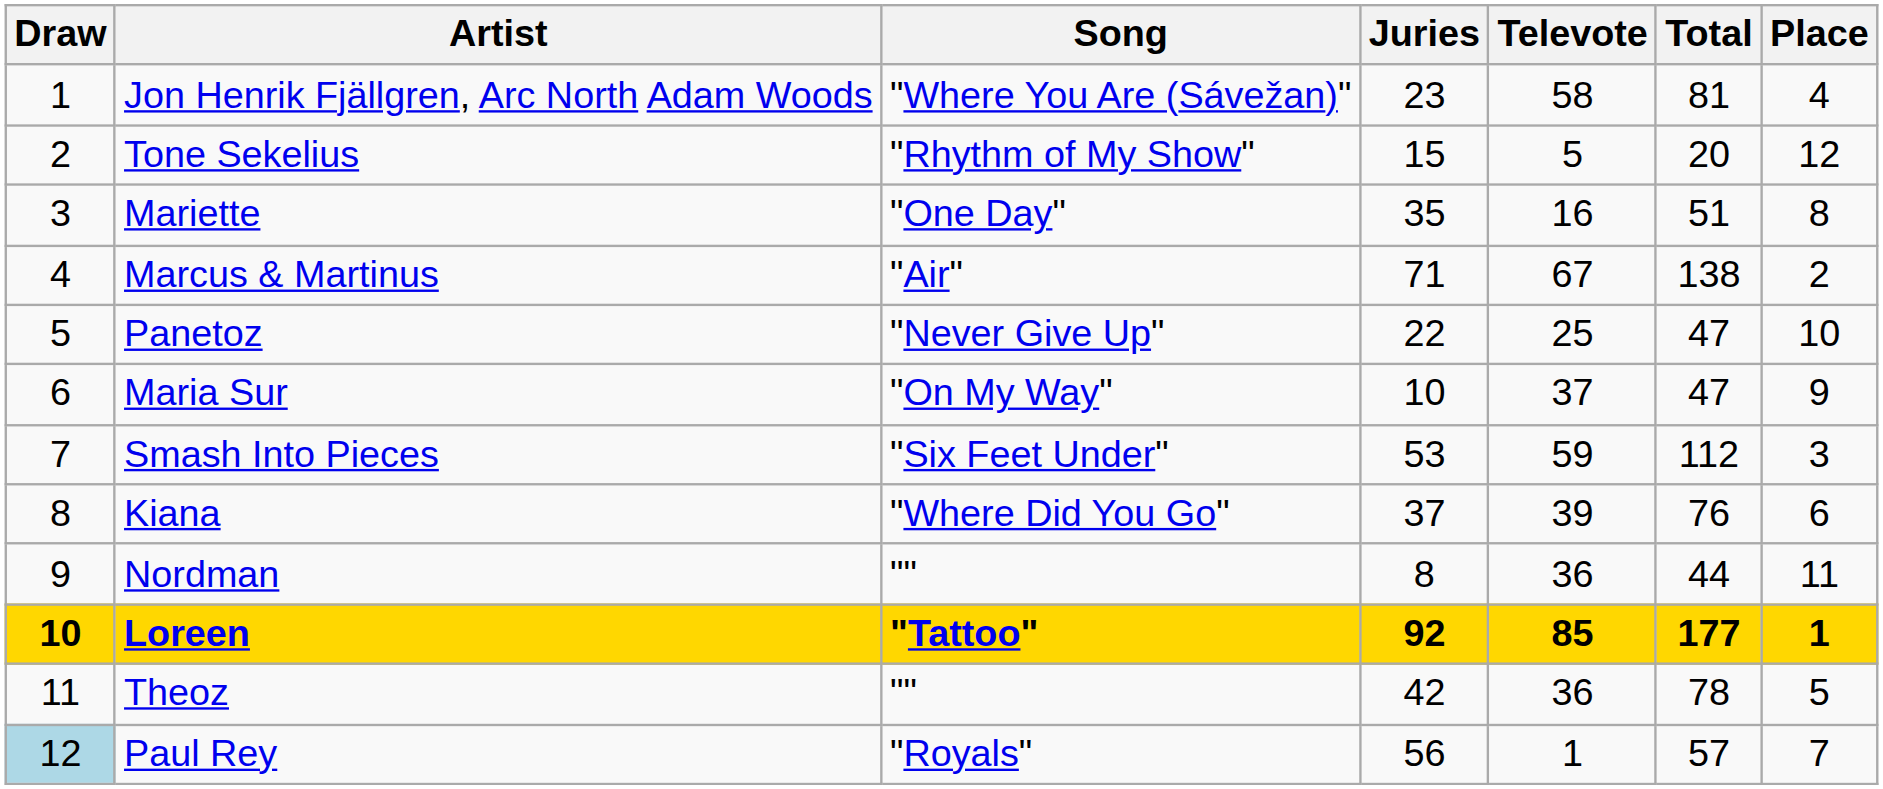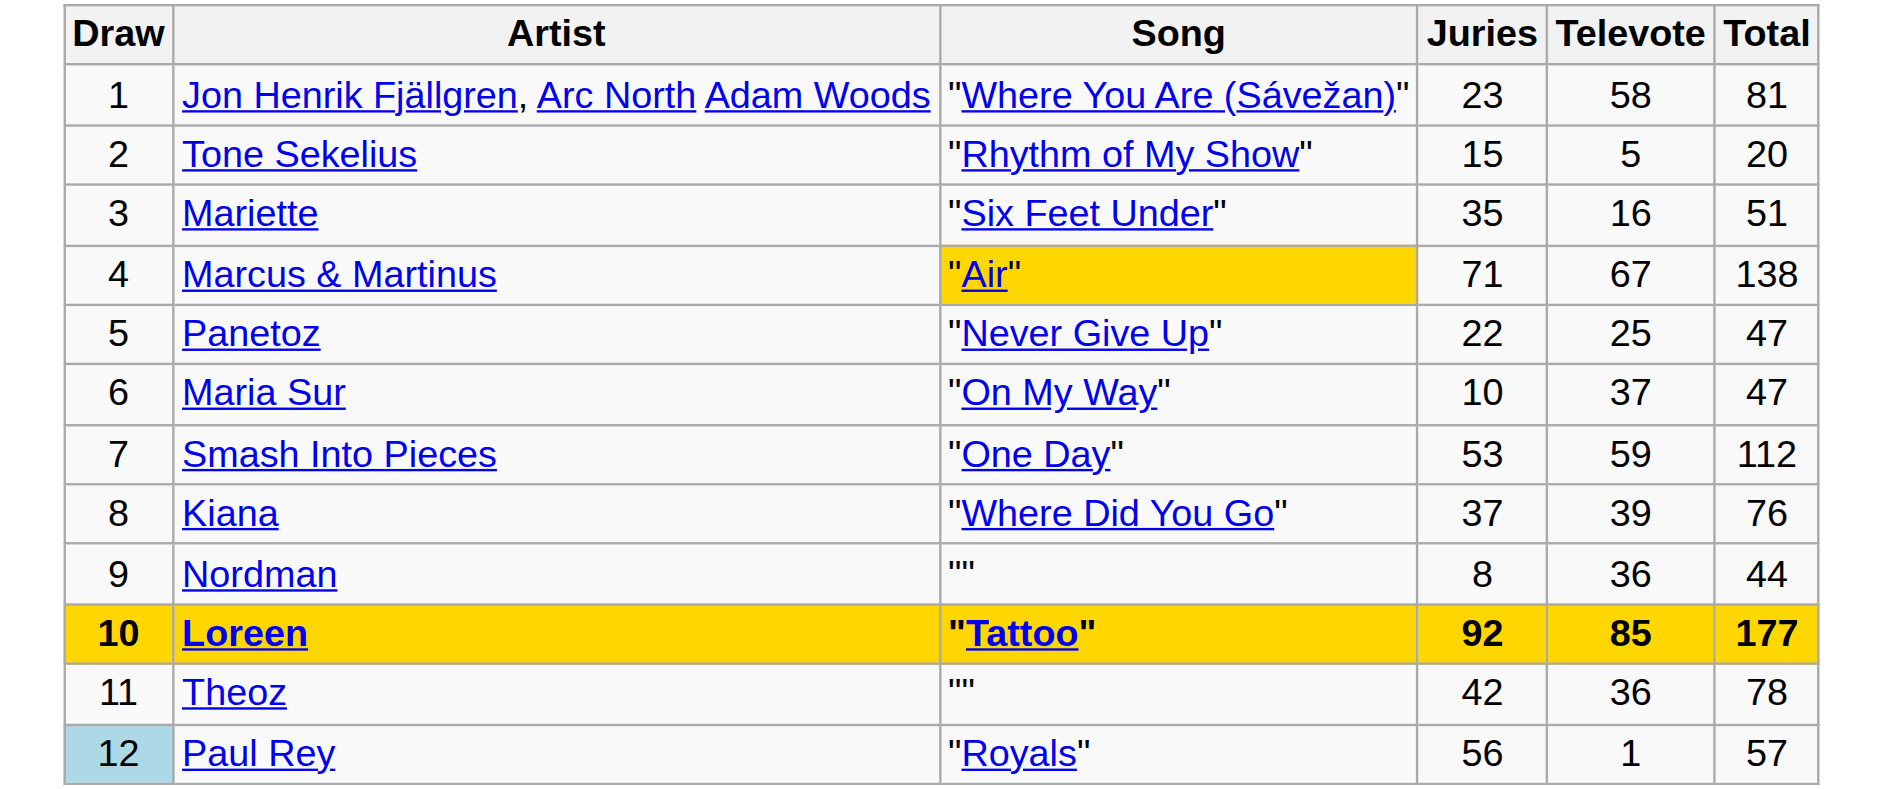- column: (1819, 34)
(978, 214) "One Day" -> (1087, 214) "Six Feet Under"
(927, 273) no background -> (985, 273) gold background
(1029, 453) "Six Feet Under" -> (1036, 453) "One Day"
